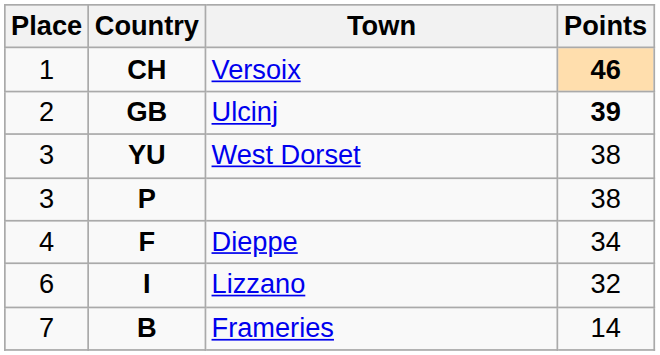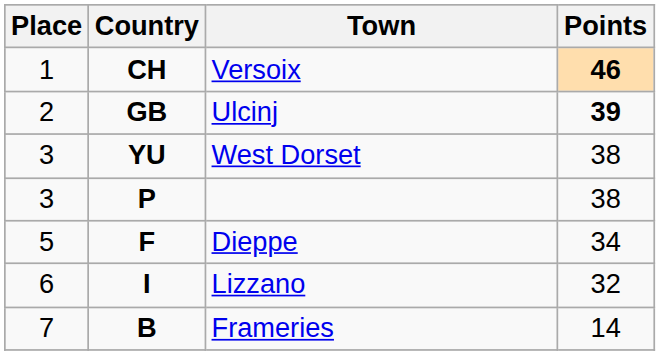(47, 241) 4 -> (47, 241) 5
